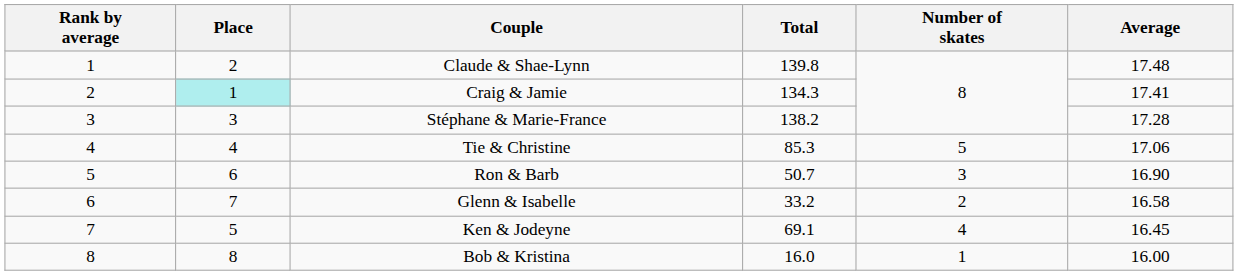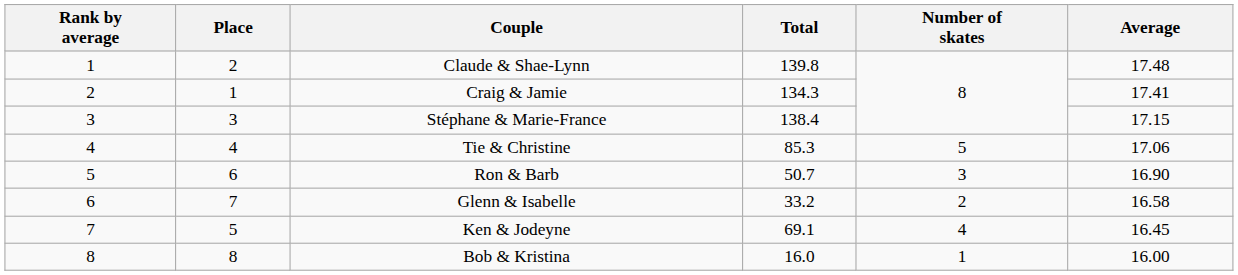(233, 92) paleturquoise background -> (233, 92) no background
(799, 119) 138.2 -> (799, 119) 138.4
(1150, 119) 17.28 -> (1150, 119) 17.15
